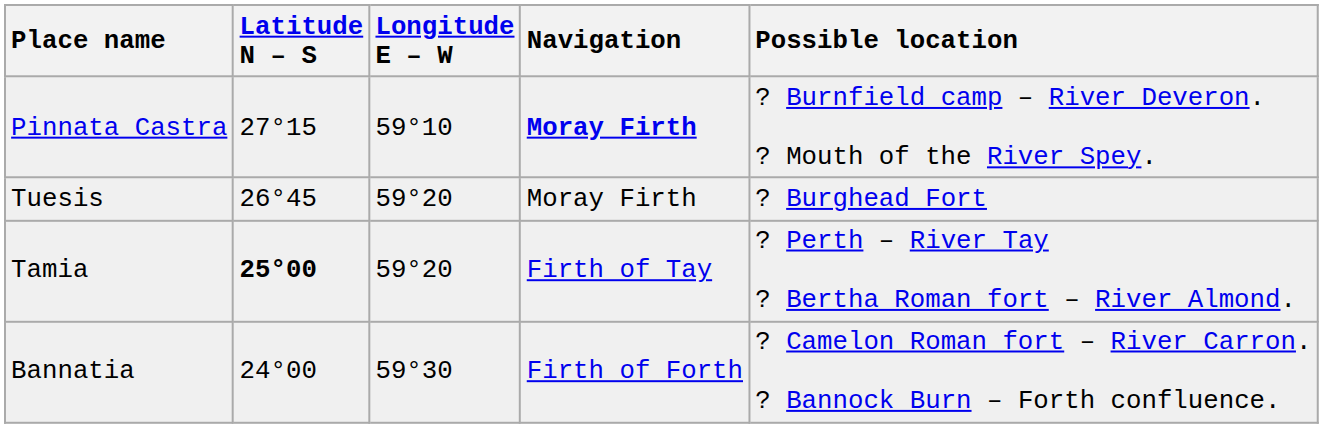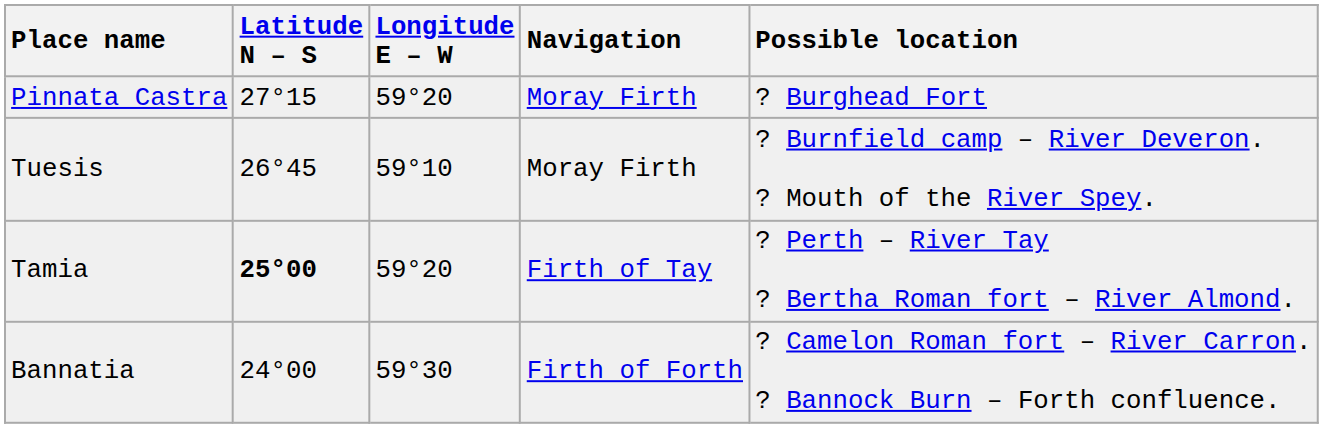(414, 127) 59°10 -> (414, 98) 59°20
(612, 127) bold -> (612, 98) normal
(1010, 127) ? Burnfield camp – River Deveron. ? Mouth of the River Spey. -> (871, 98) ? Burghead Fort
(414, 199) 59°20 -> (414, 169) 59°10
(871, 199) ? Burghead Fort -> (1010, 169) ? Burnfield camp – River Deveron. ? Mouth of the River Spey.
